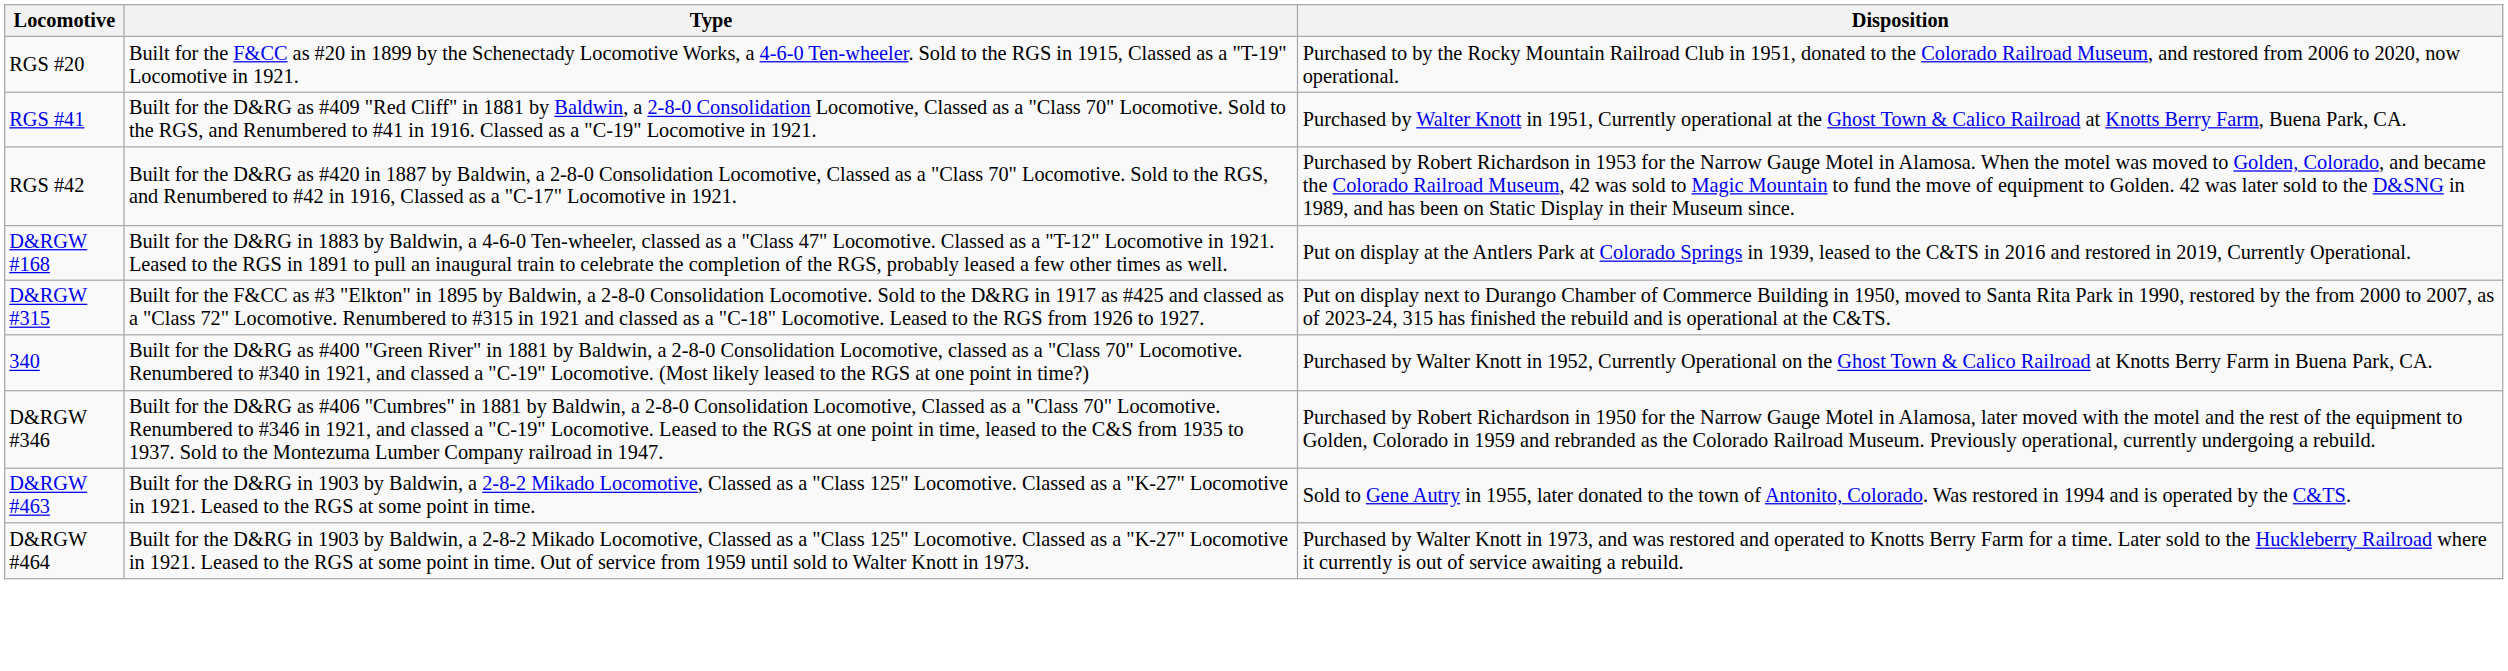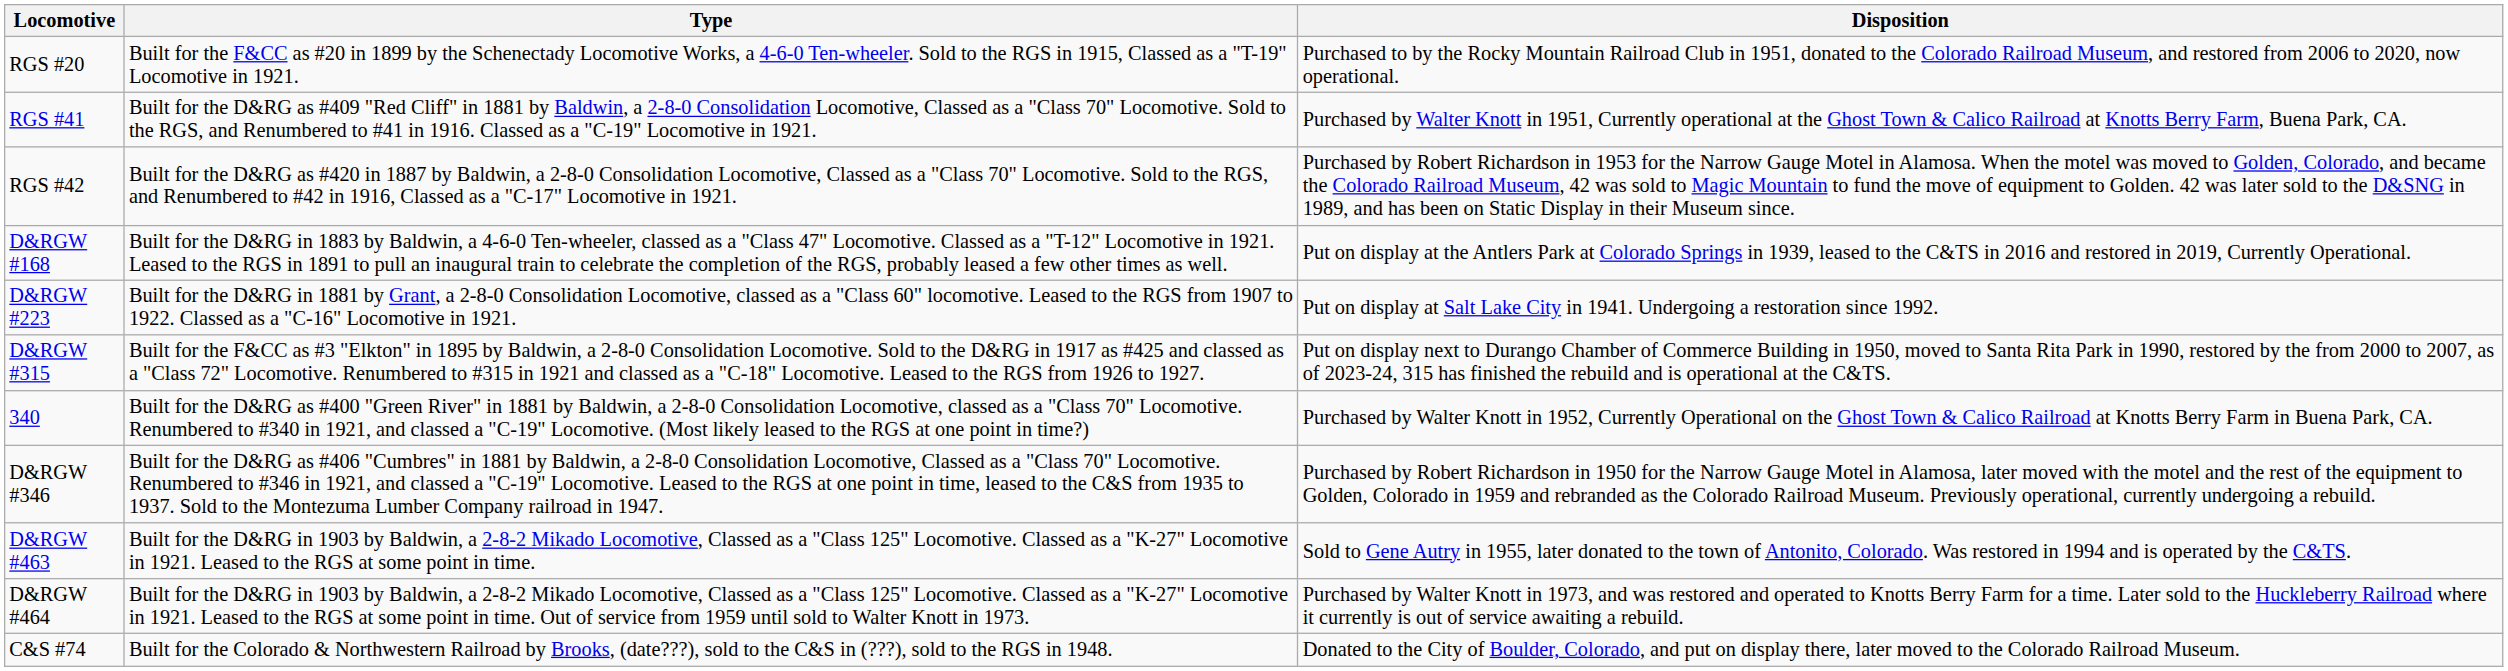+ row: (48, 307)
+ row: (47, 649)
